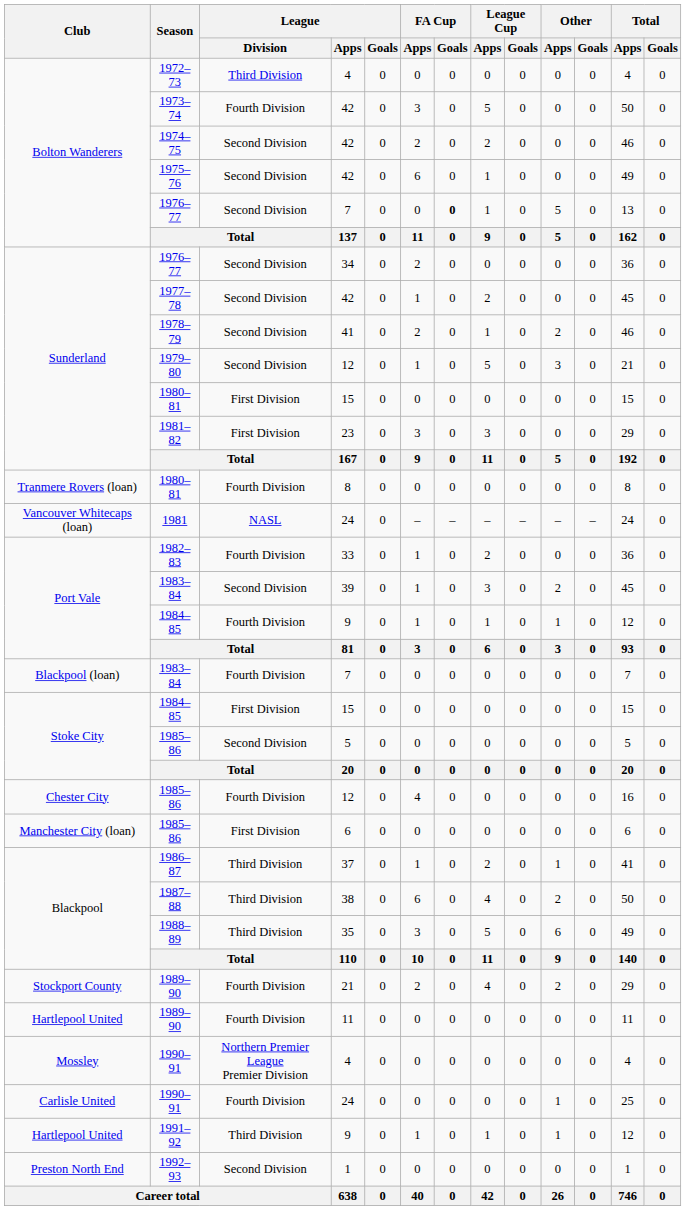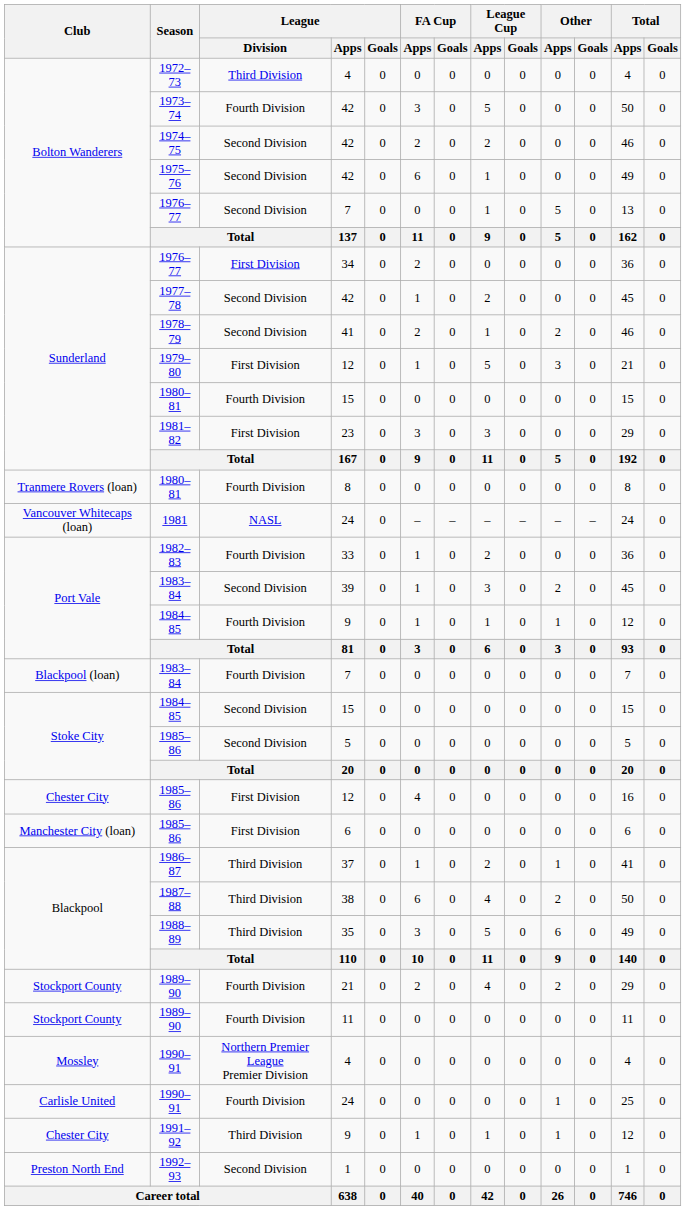(452, 210) bold -> (452, 210) normal
(265, 263) Second Division -> (265, 263) First Division
(265, 365) Second Division -> (265, 365) First Division
(265, 399) First Division -> (265, 399) Fourth Division
(265, 709) First Division -> (265, 709) Second Division
(265, 797) Fourth Division -> (265, 797) First Division
(77, 1019) Hartlepool United -> (77, 1019) Stockport County
(77, 1135) Hartlepool United -> (77, 1135) Chester City
